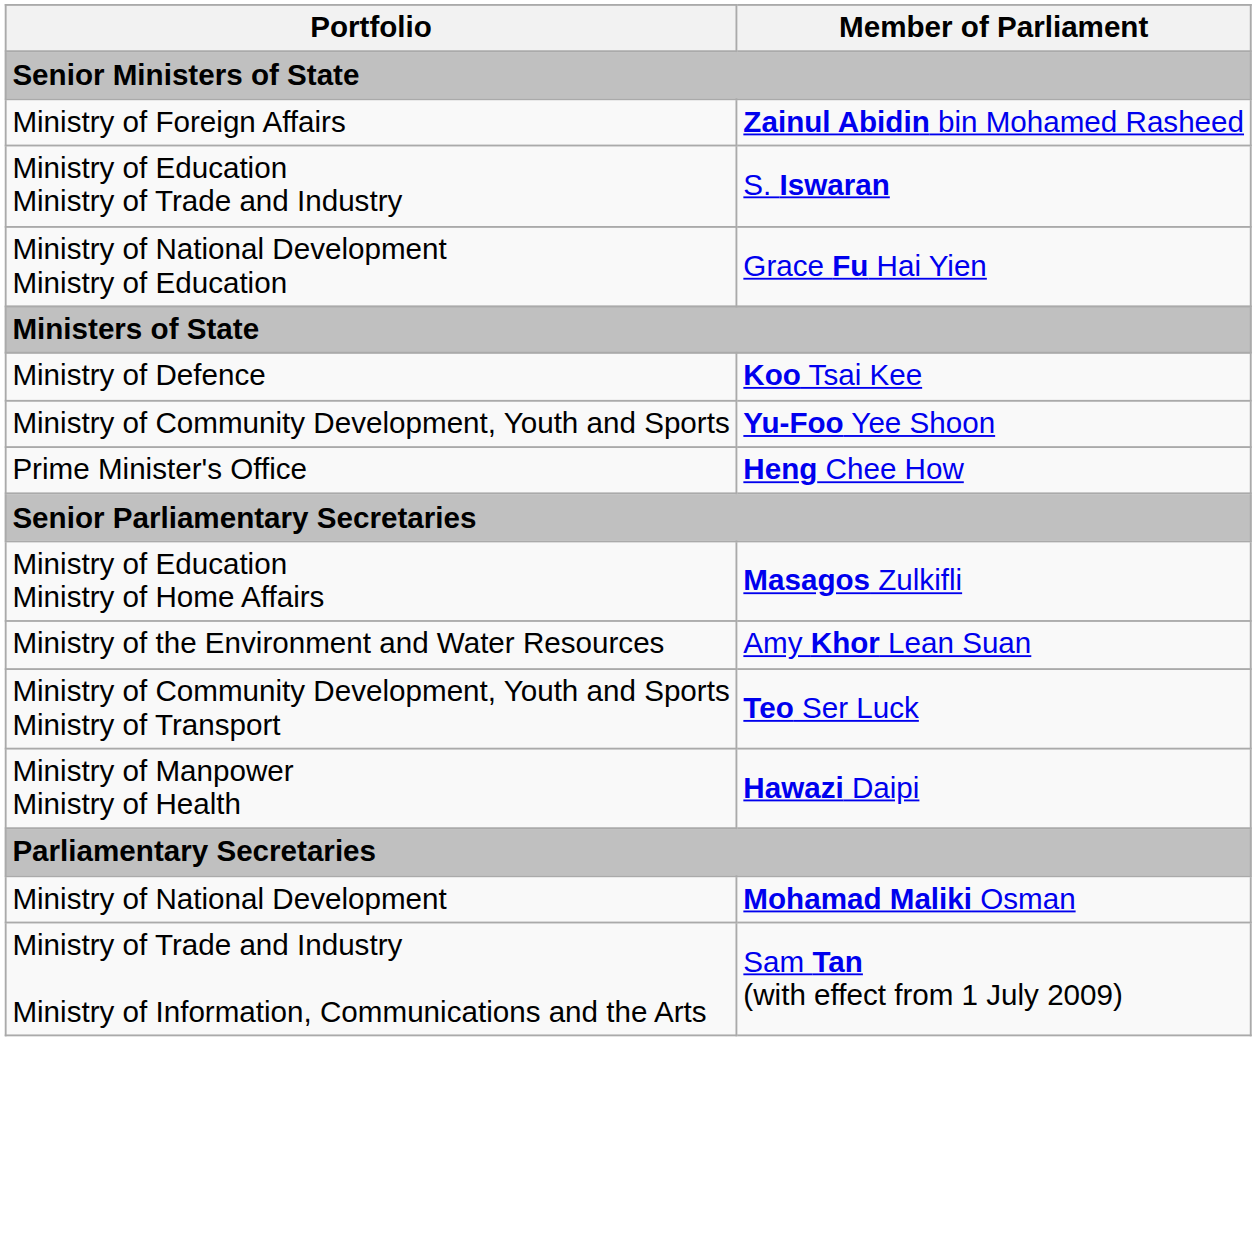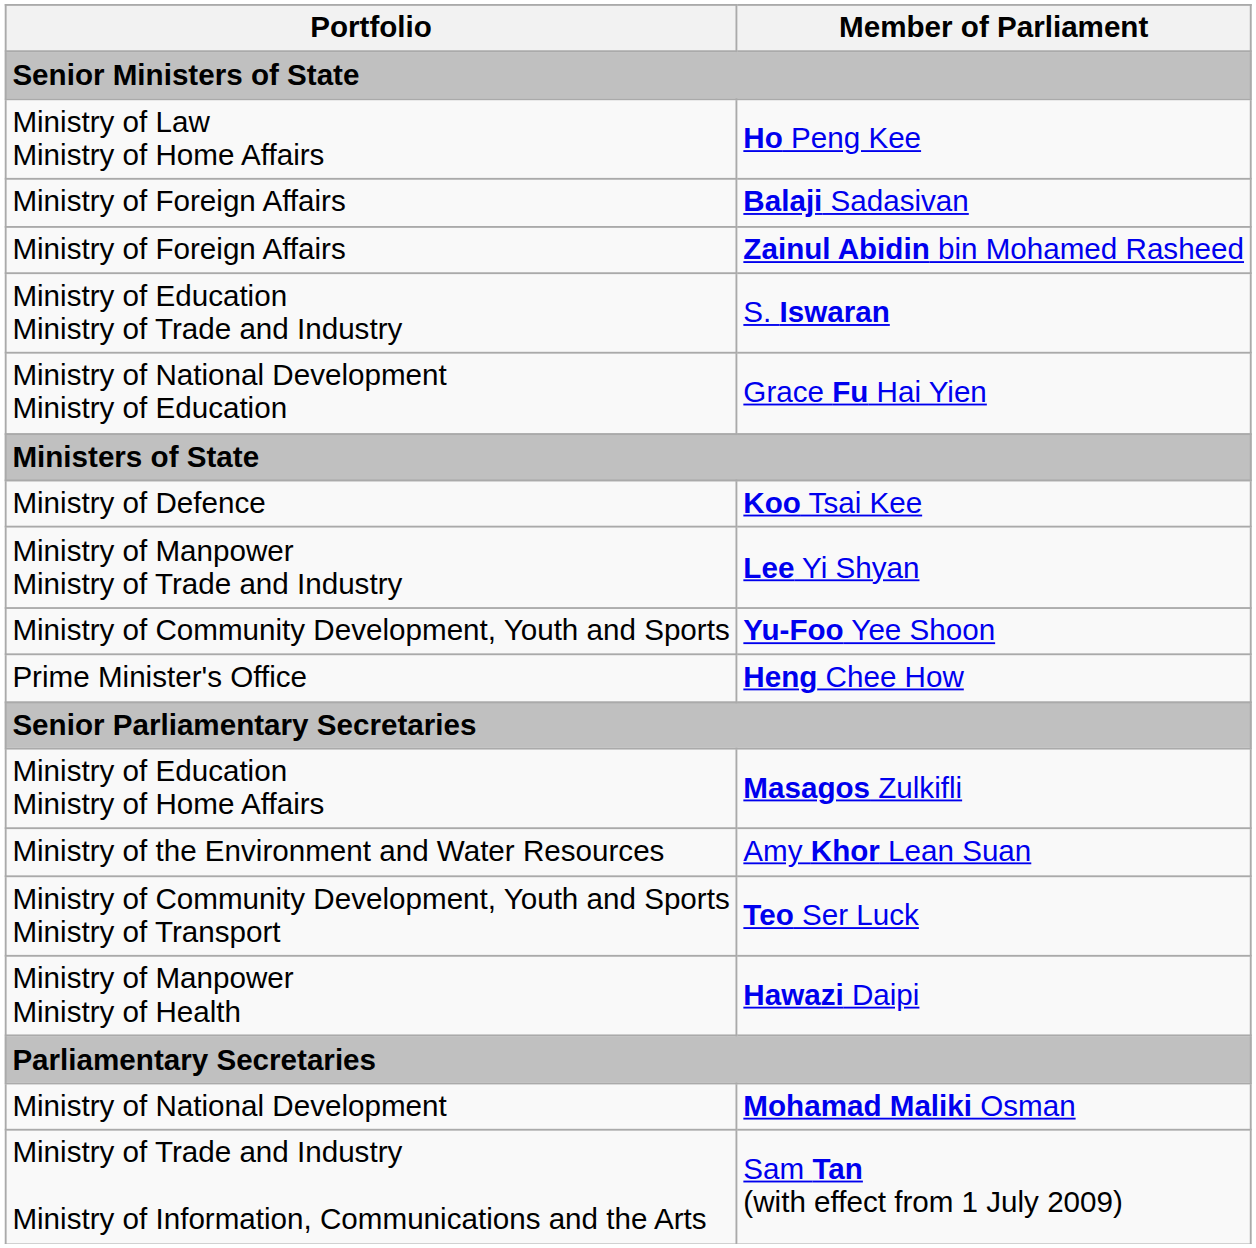+ row: (832, 138)
+ row: (856, 202)
+ row: (831, 567)
